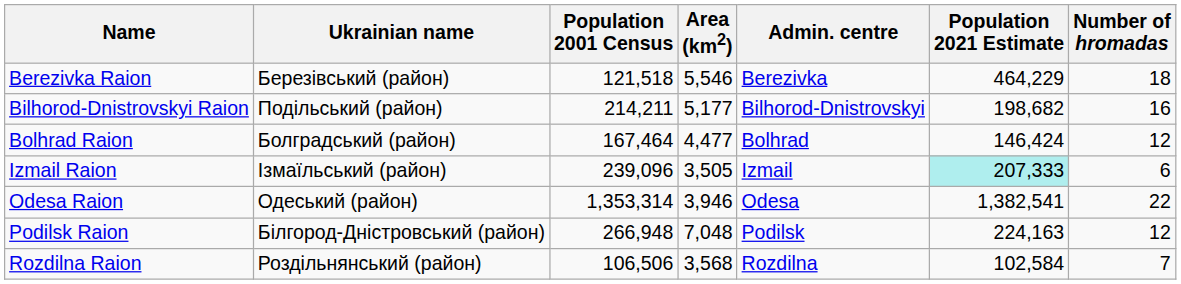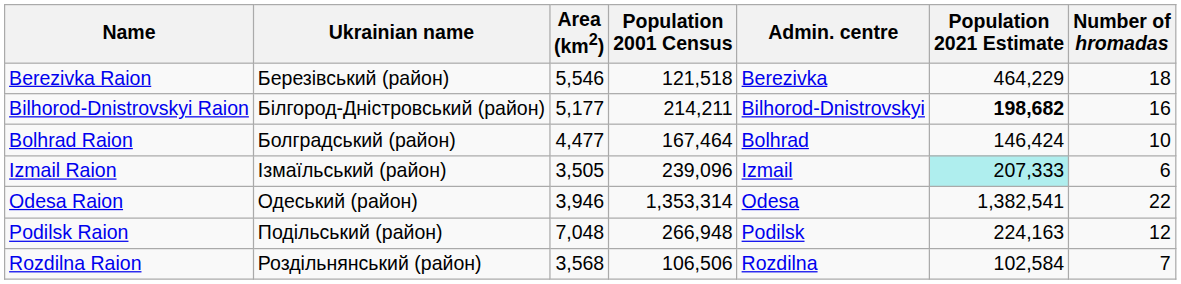columns swapped: (707, 33) <-> (614, 33)
(350, 109) Подільський (район) -> (401, 109) Білгород-Дністровський (район)
(1029, 109) normal -> (1029, 109) bold
(1160, 140) 12 -> (1160, 140) 10
(401, 232) Білгород-Дністровський (район) -> (350, 232) Подільський (район)
